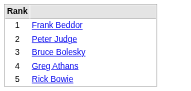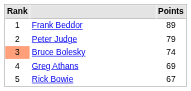+ column: (171, 12)
(17, 52) no background -> (17, 52) lightsalmon background
